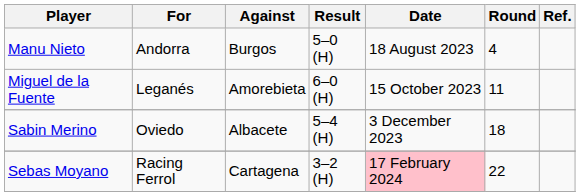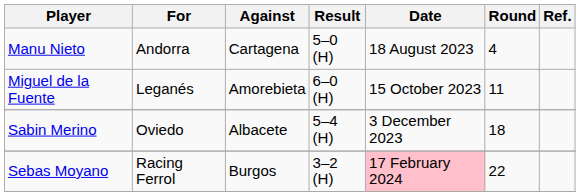(253, 48) Burgos -> (264, 48) Cartagena
(264, 171) Cartagena -> (253, 171) Burgos
